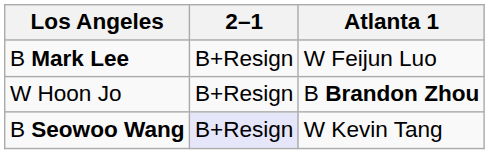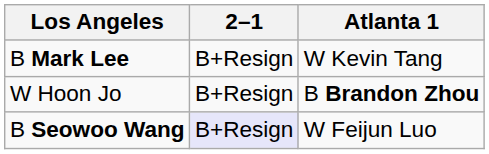(370, 58) W Feijun Luo -> (373, 58) W Kevin Tang
(373, 129) W Kevin Tang -> (370, 129) W Feijun Luo
